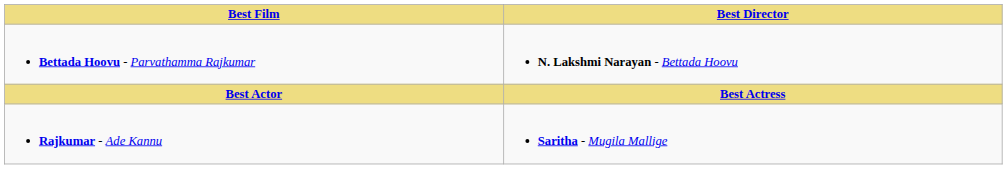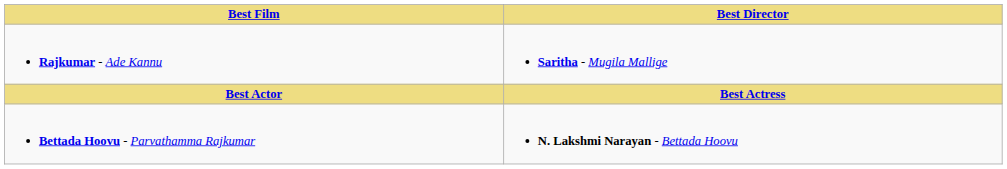rows swapped: (254, 61) <-> (254, 141)
